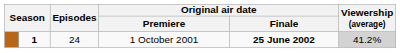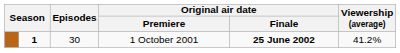(74, 39) 24 -> (74, 39) 30
(367, 39) lightgrey background -> (367, 39) no background
